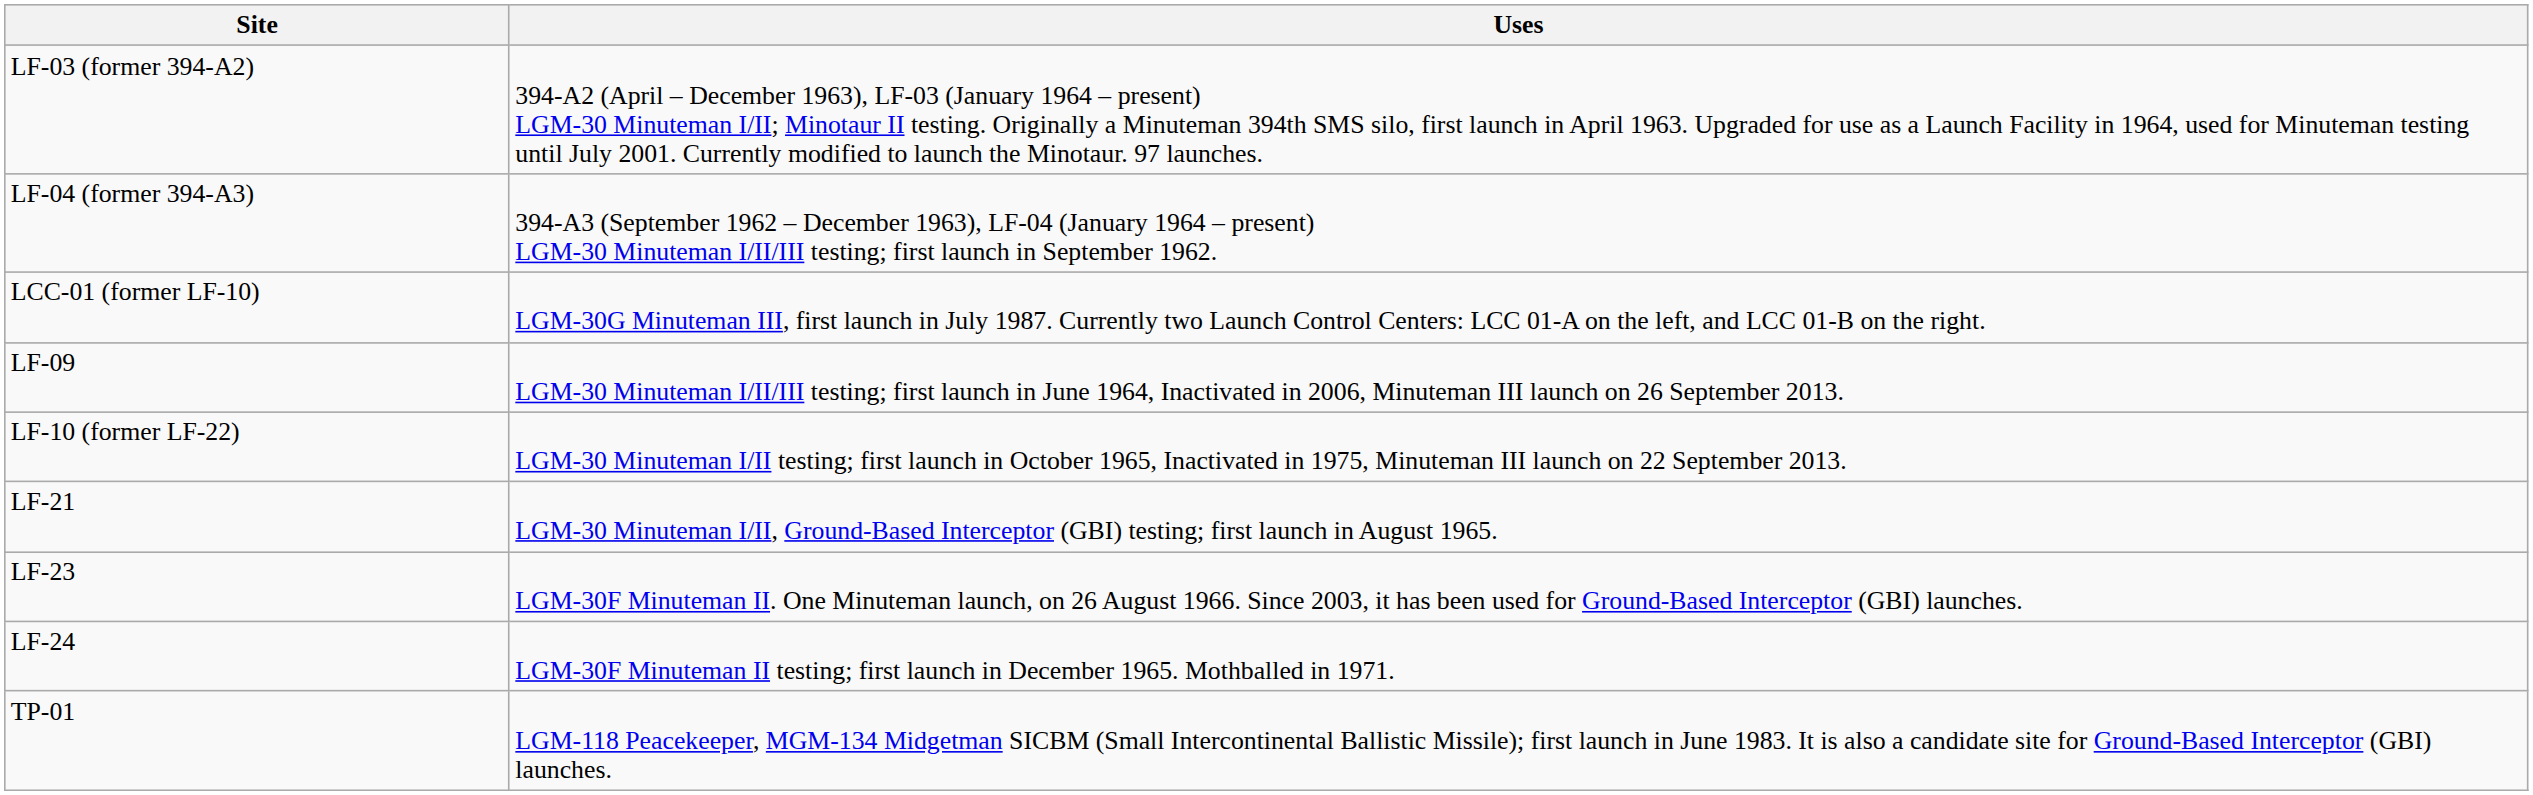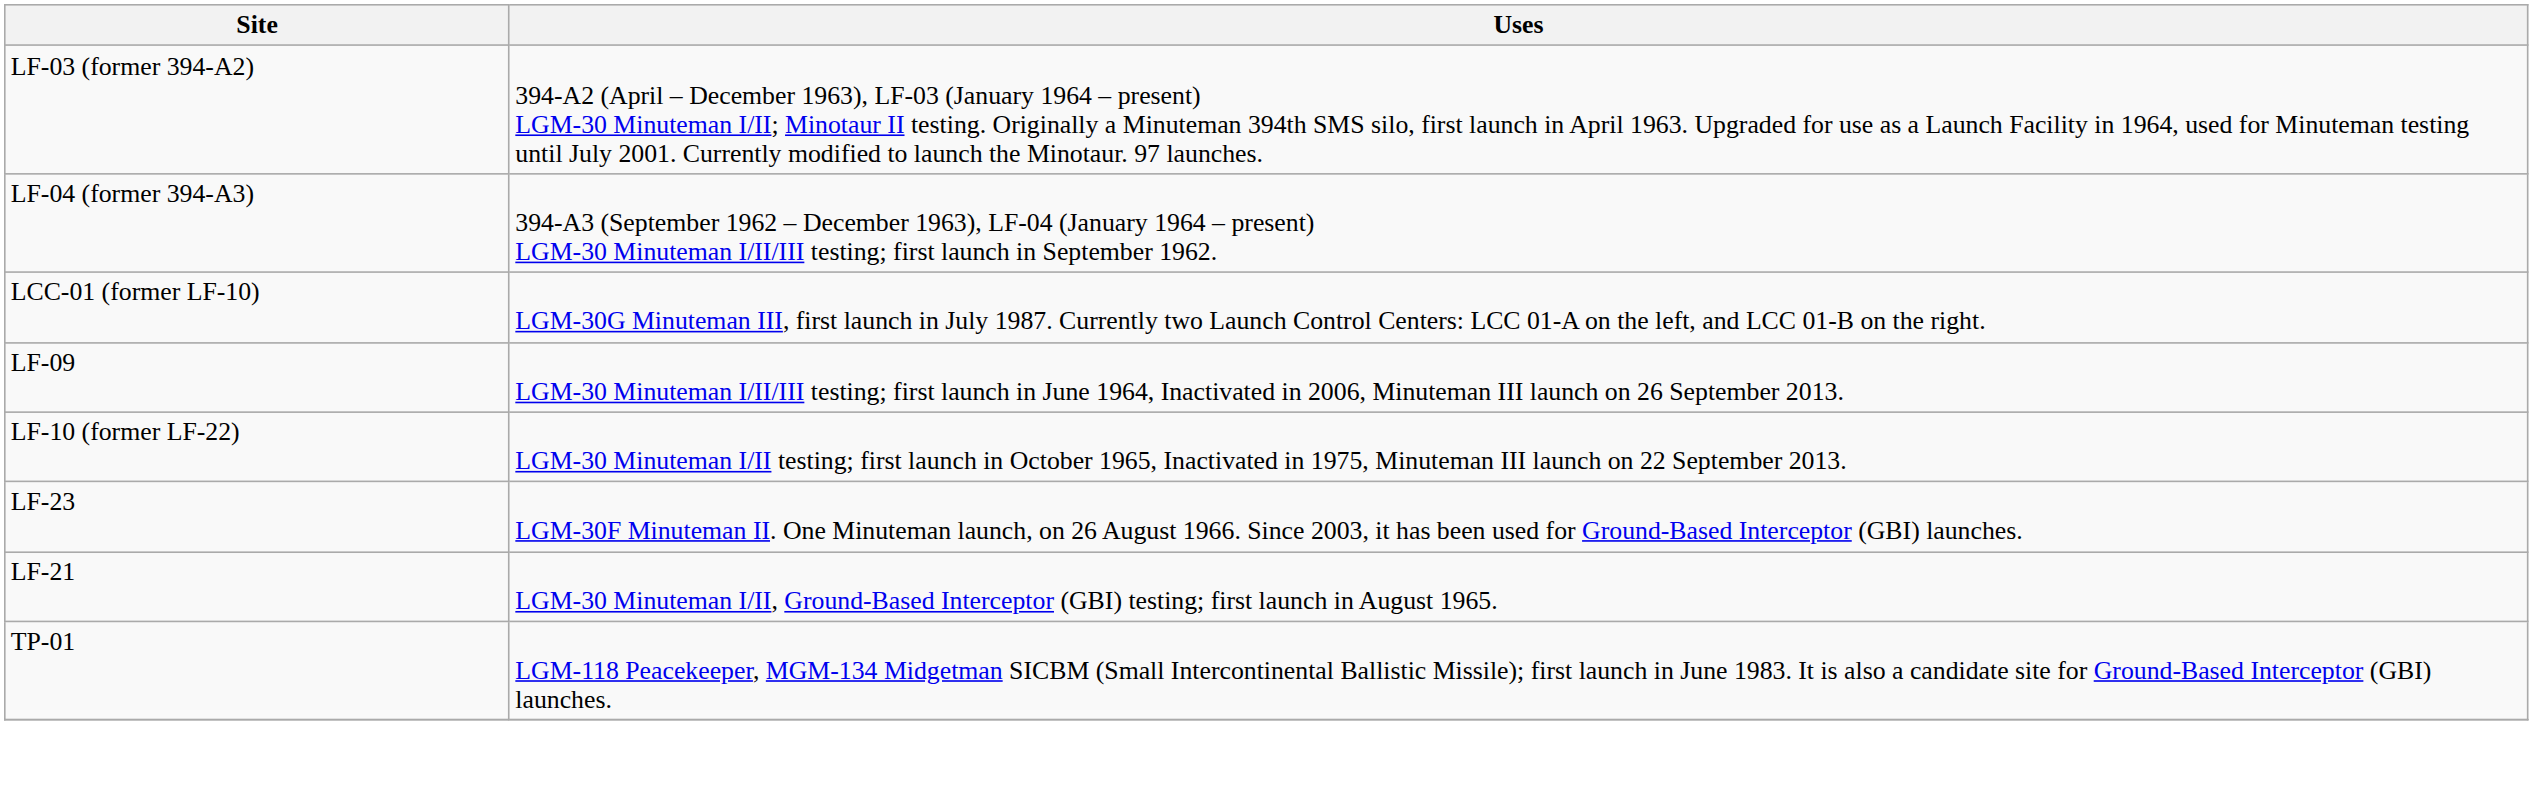rows swapped: (43, 501) <-> (43, 571)
- row: (43, 641)
